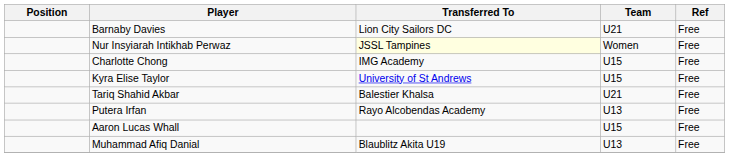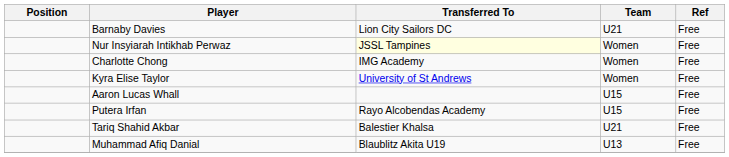(612, 62) U15 -> (621, 62) Women
(612, 78) U15 -> (621, 78) Women
rows swapped: (136, 128) <-> (136, 95)
(612, 111) U13 -> (612, 111) U15
